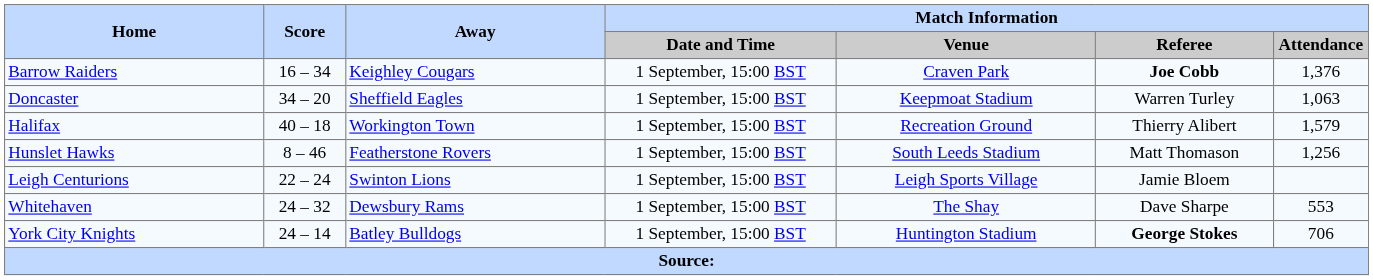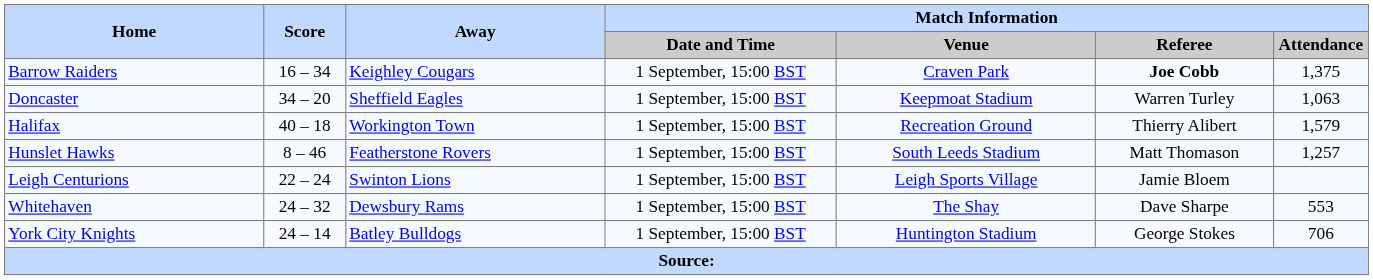(1321, 72) 1,376 -> (1321, 72) 1,375
(1321, 153) 1,256 -> (1321, 153) 1,257
(1184, 234) bold -> (1184, 234) normal
